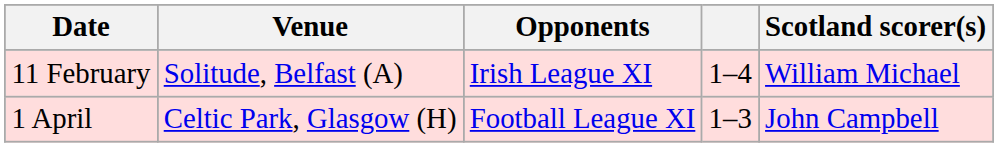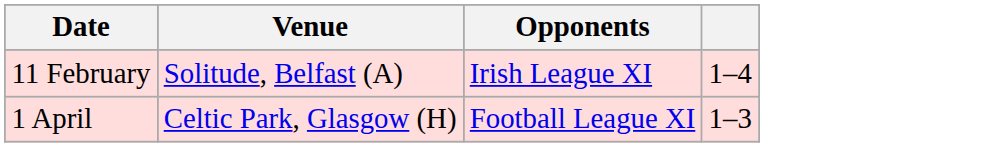- column: (876, 27)
